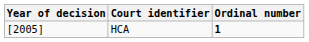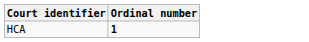- column: (56, 13)
